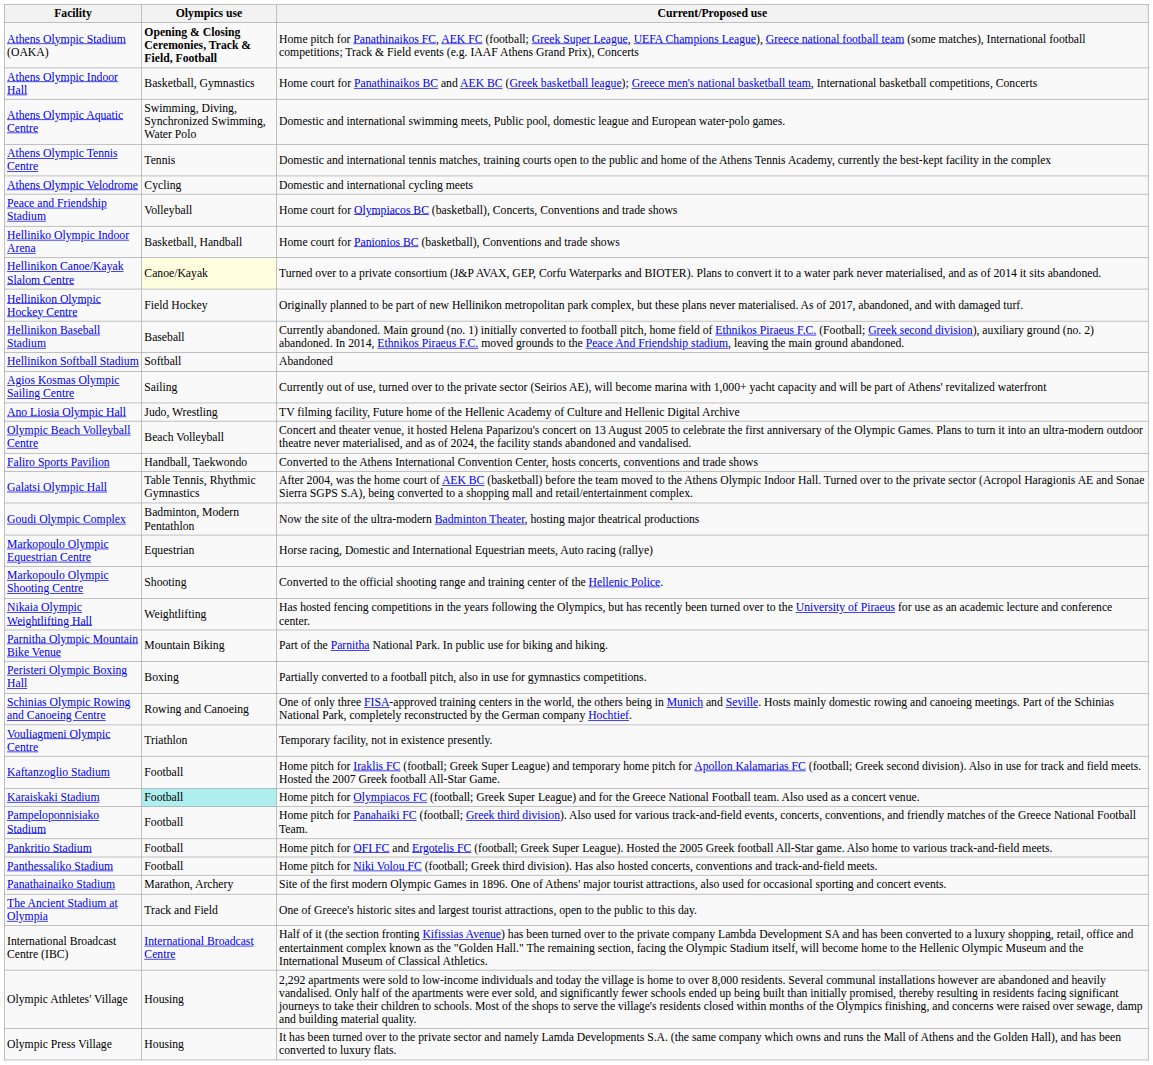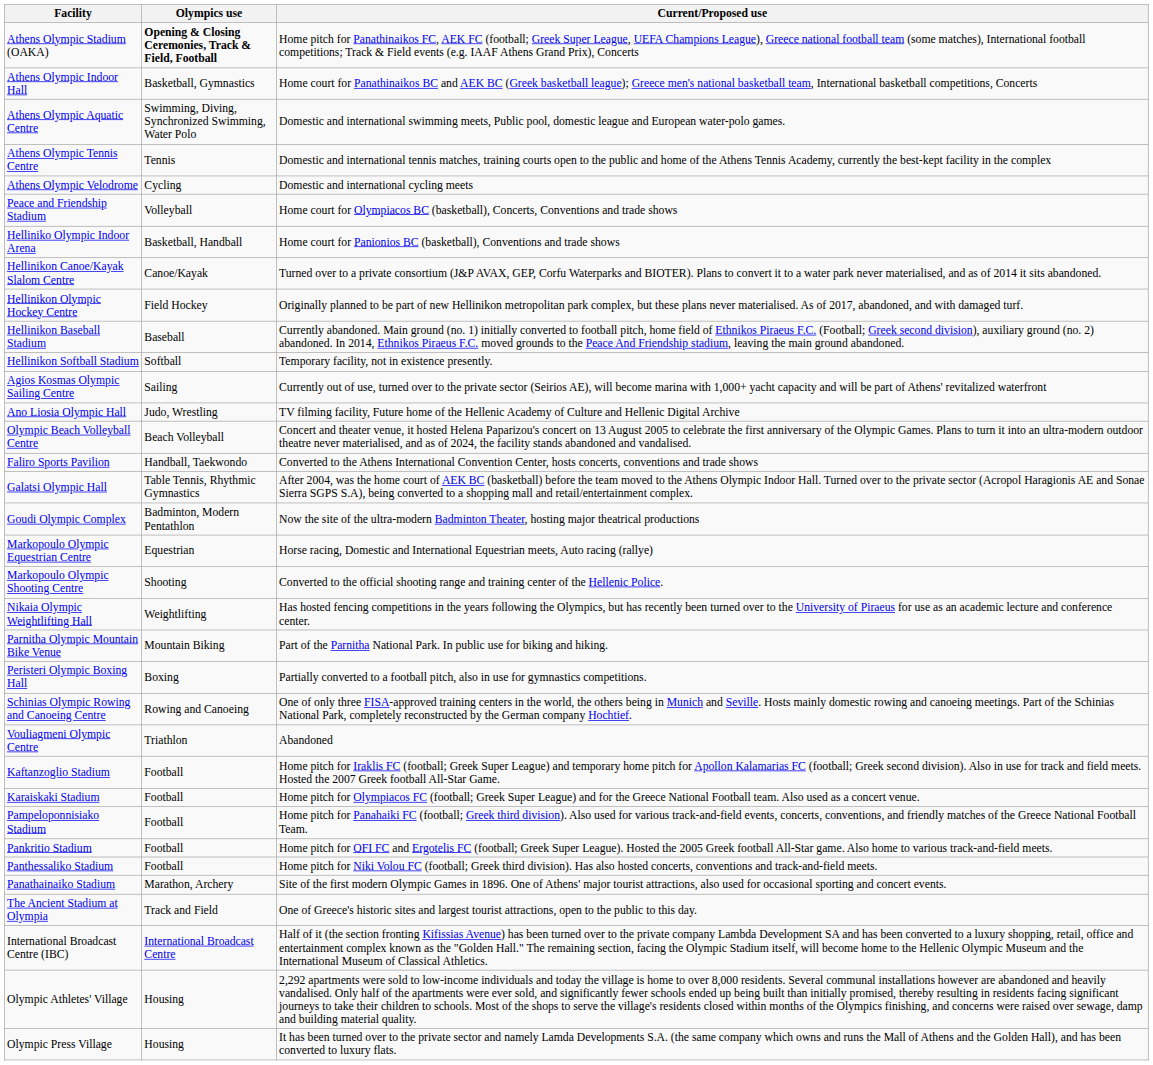(176, 273) lightyellow background -> (176, 273) no background
(306, 362) Abandoned -> (386, 362) Temporary facility, not in existence presently.
(386, 740) Temporary facility, not in existence presently. -> (306, 740) Abandoned
(164, 797) paleturquoise background -> (164, 797) no background
